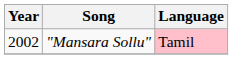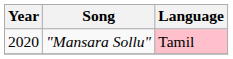(24, 41) 2002 -> (24, 41) 2020
